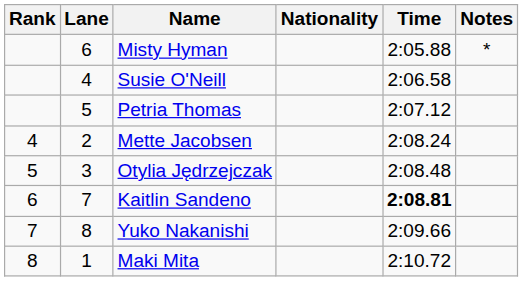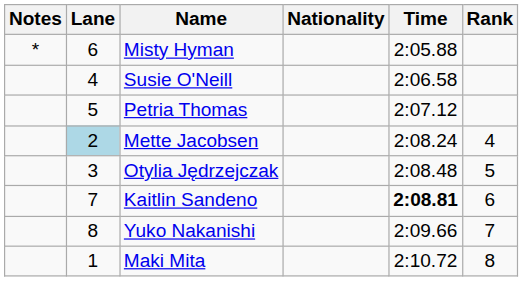columns swapped: (32, 19) <-> (487, 19)
(87, 140) no background -> (93, 140) lightblue background
